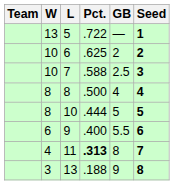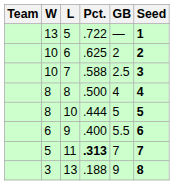(48, 151) 4 -> (48, 151) 5
(116, 151) 8 -> (116, 151) 7
